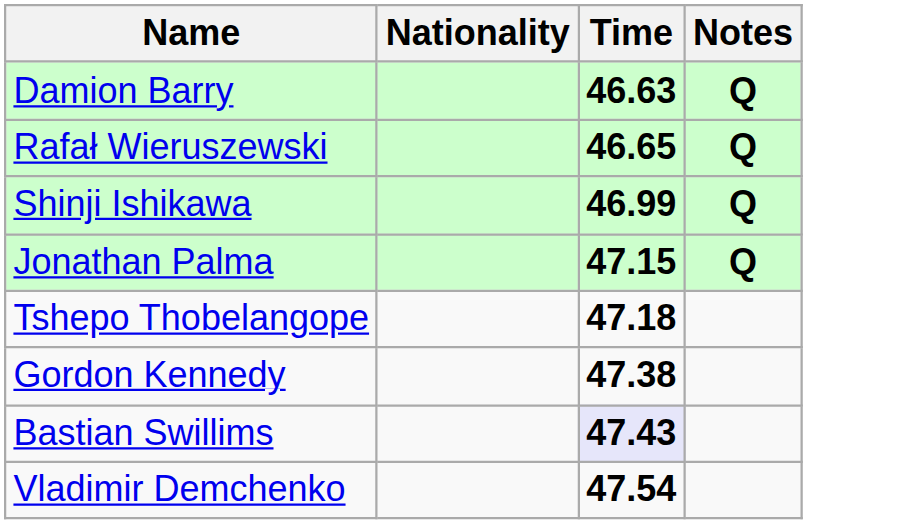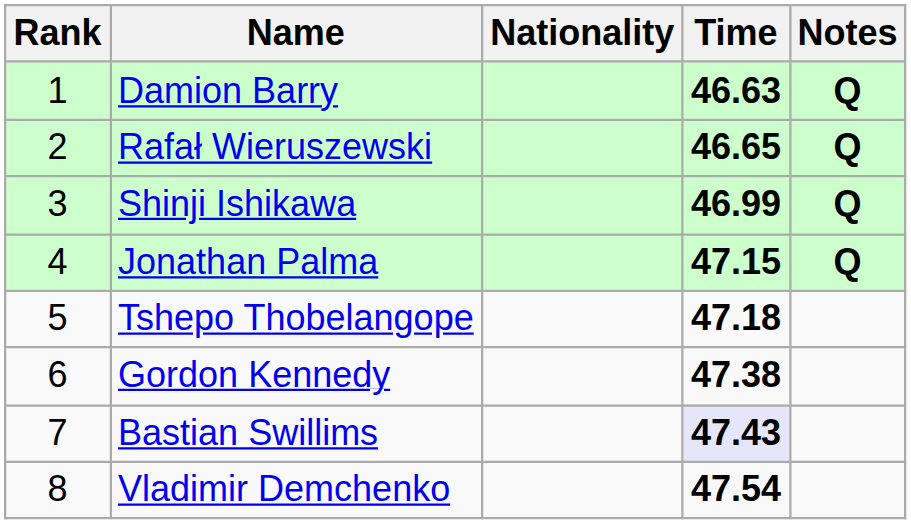+ column: (57, 33)
